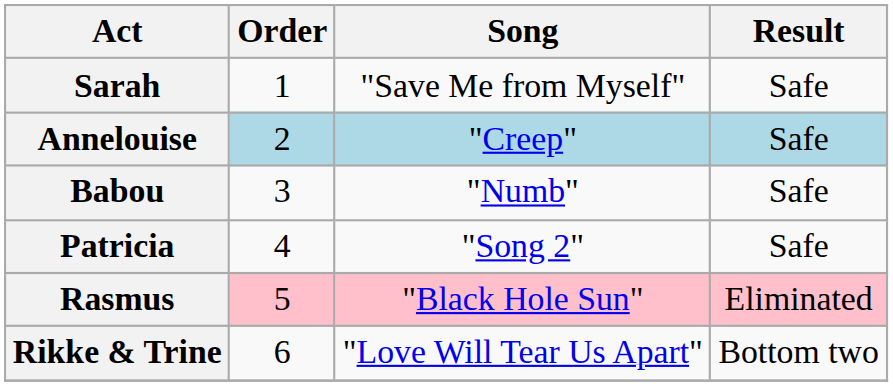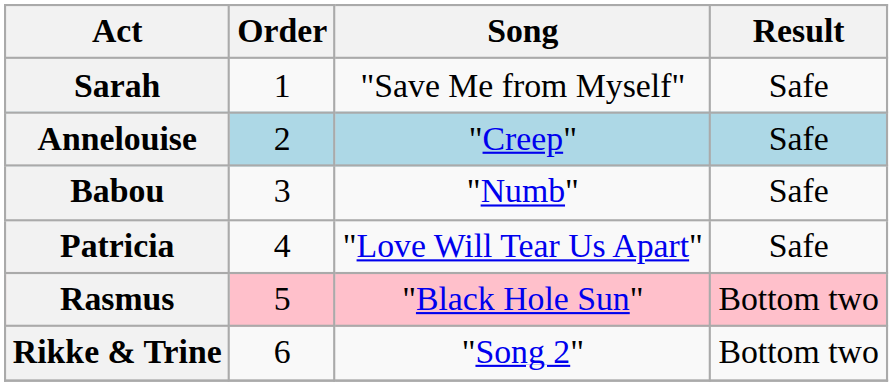(523, 245) "Song 2" -> (523, 245) "Love Will Tear Us Apart"
(799, 298) Eliminated -> (799, 298) Bottom two
(523, 352) "Love Will Tear Us Apart" -> (523, 352) "Song 2"
